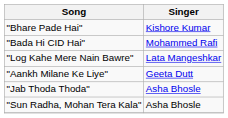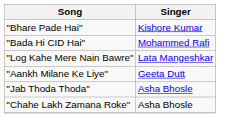+ row: (68, 105)
- row: (74, 105)
